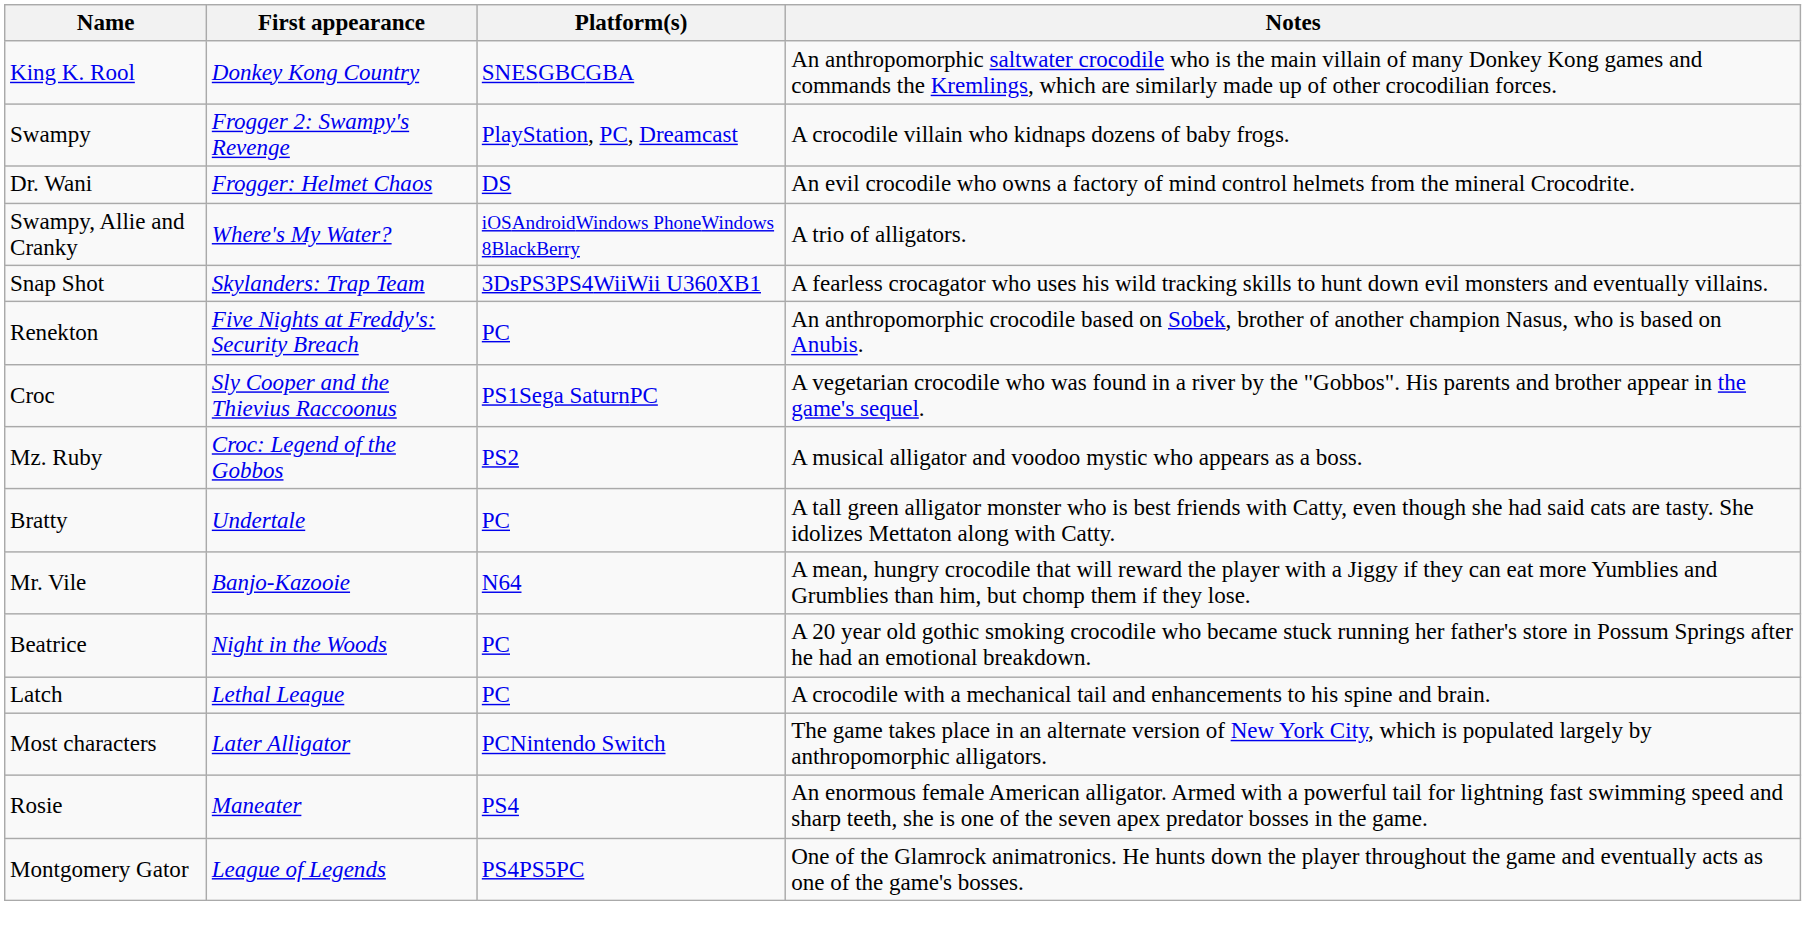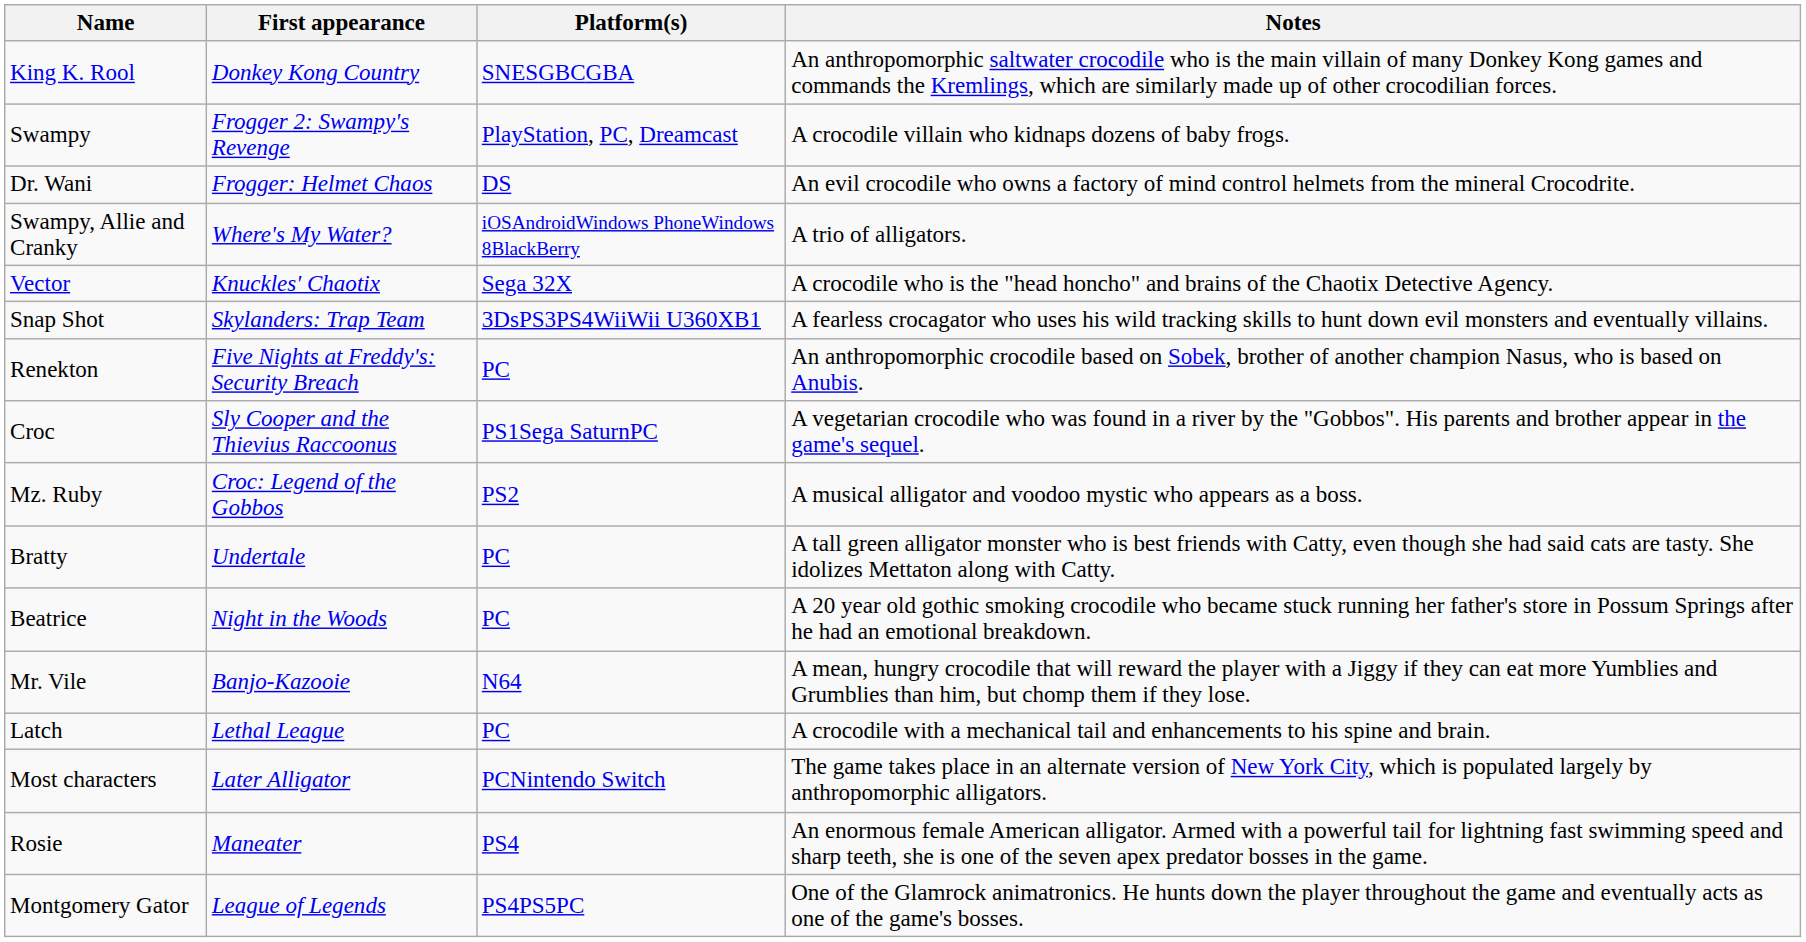+ row: (40, 283)
rows swapped: (48, 645) <-> (48, 582)
